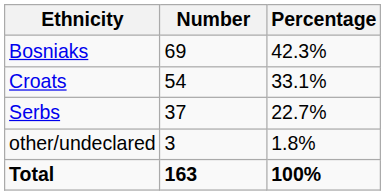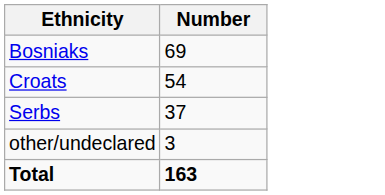- column: (324, 19)
